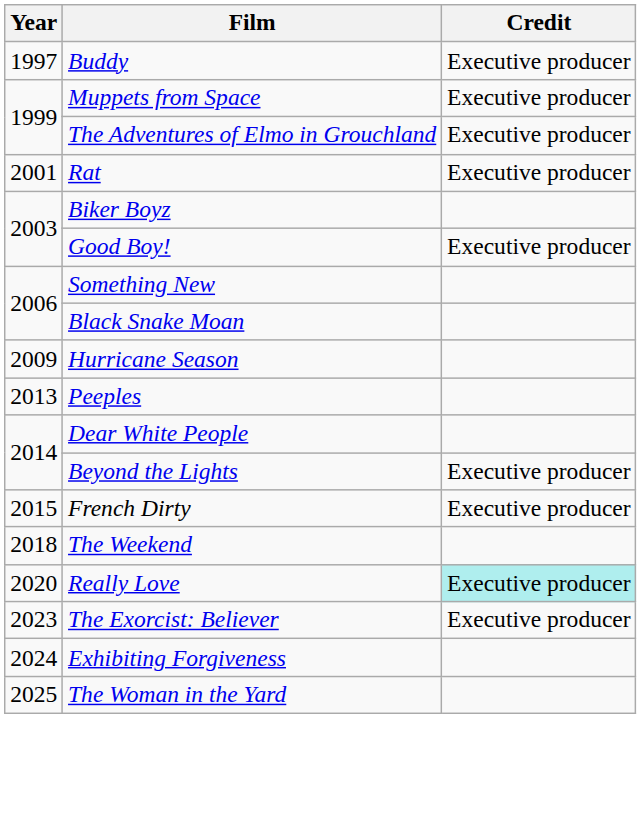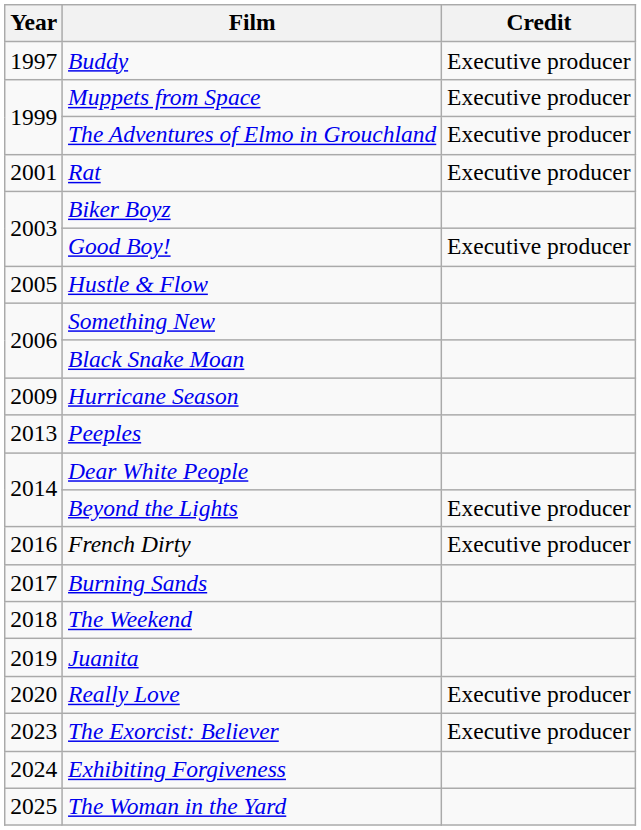+ row: (138, 284)
(34, 508) 2015 -> (34, 545) 2016
+ row: (138, 582)
+ row: (103, 657)
(539, 582) paleturquoise background -> (539, 694) no background
